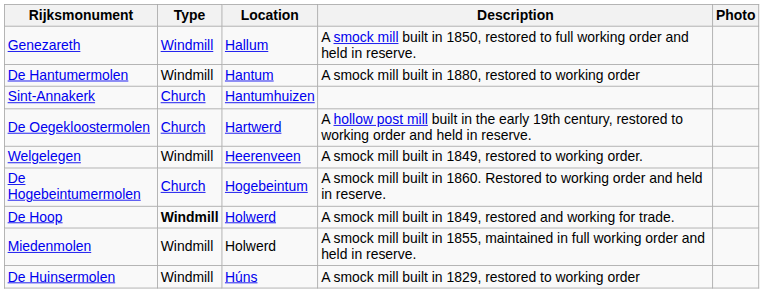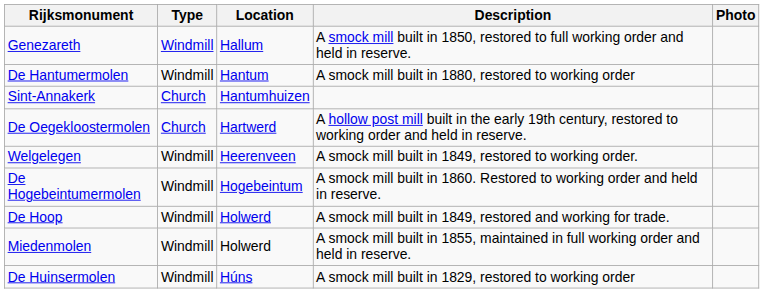(183, 187) Church -> (187, 187) Windmill
(190, 217) bold -> (187, 217) normal
